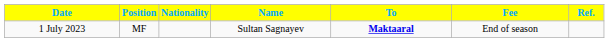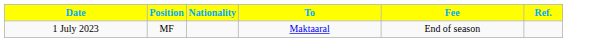- column: (271, 13)
(391, 29) bold -> (310, 29) normal
